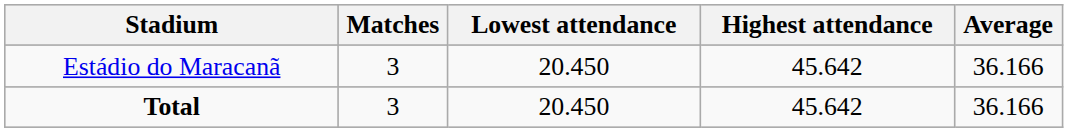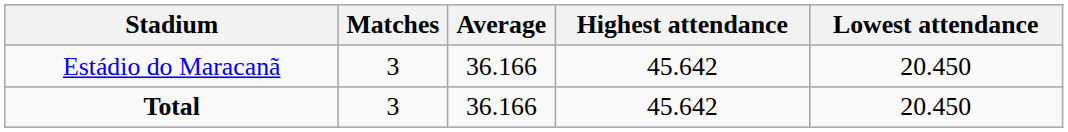columns swapped: (1008, 24) <-> (574, 24)
